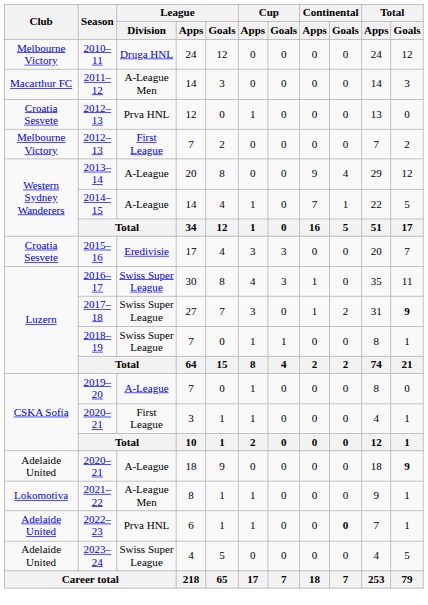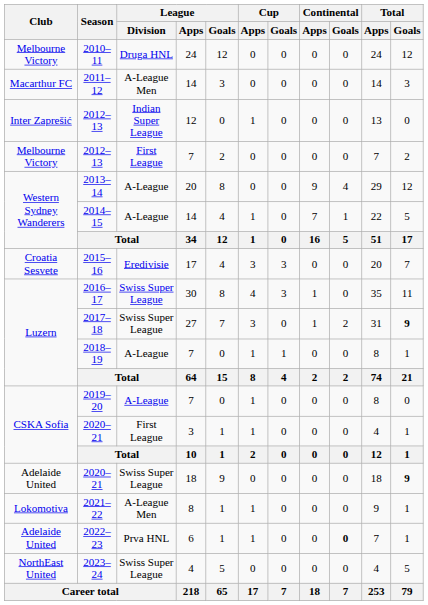(41, 114) Croatia Sesvete -> (41, 120) Inter Zaprešić
(147, 114) Prva HNL -> (146, 120) Indian Super League
(147, 341) Swiss Super League -> (146, 353) A-League
(147, 466) A-League -> (146, 478) Swiss Super League
(41, 555) Adelaide United -> (41, 568) NorthEast United
